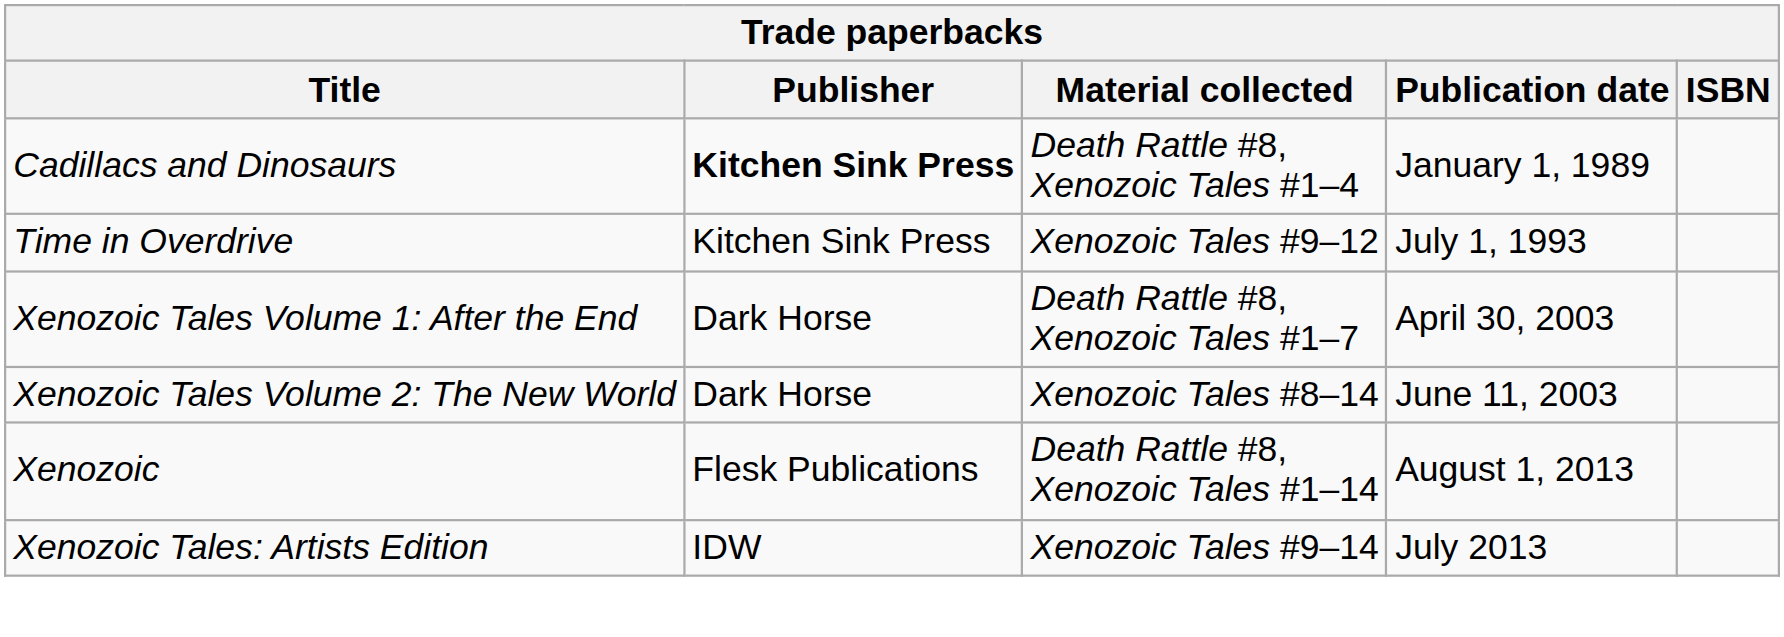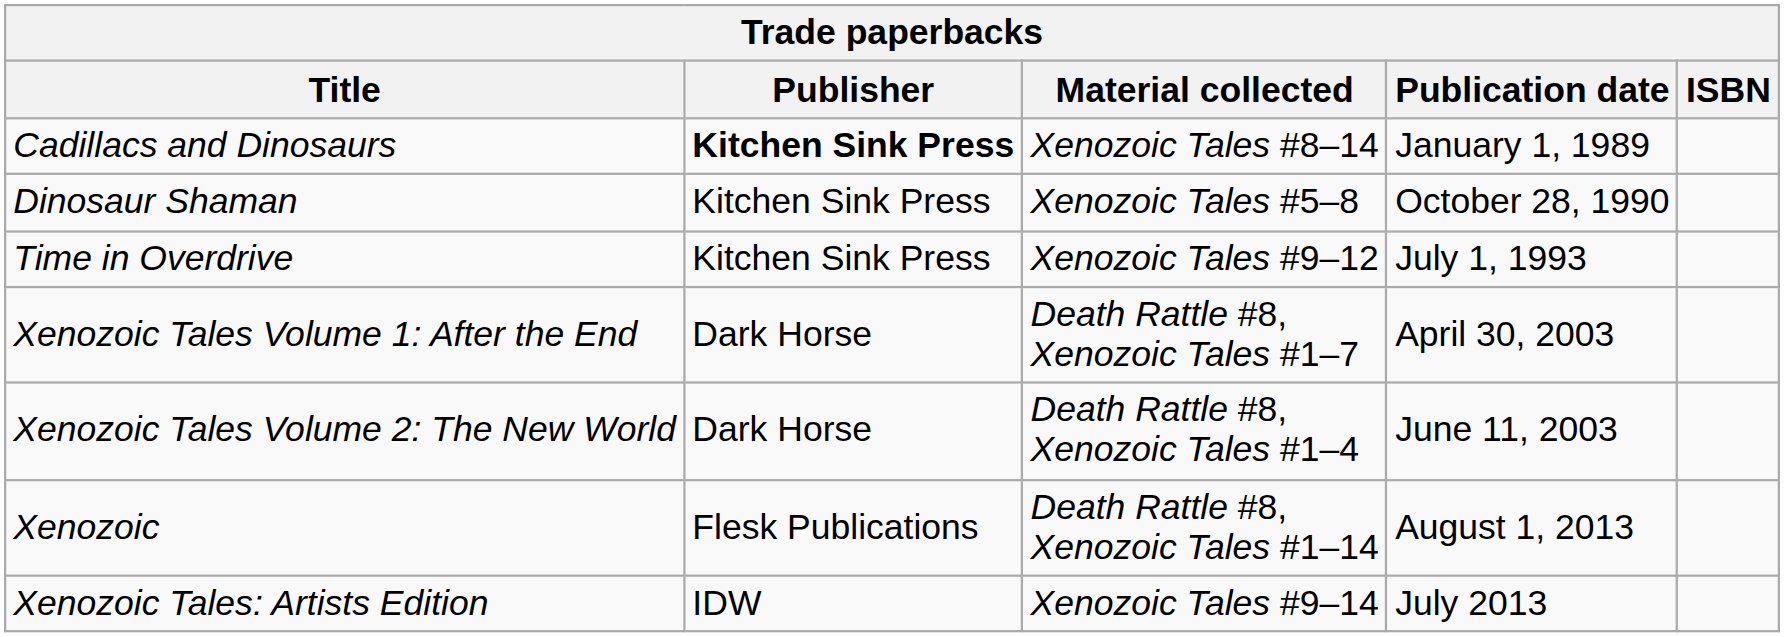(1195, 165) Death Rattle #8, Xenozoic Tales #1–4 -> (1205, 145) Xenozoic Tales #8–14
+ row: (155, 201)
(1205, 394) Xenozoic Tales #8–14 -> (1195, 430) Death Rattle #8, Xenozoic Tales #1–4
